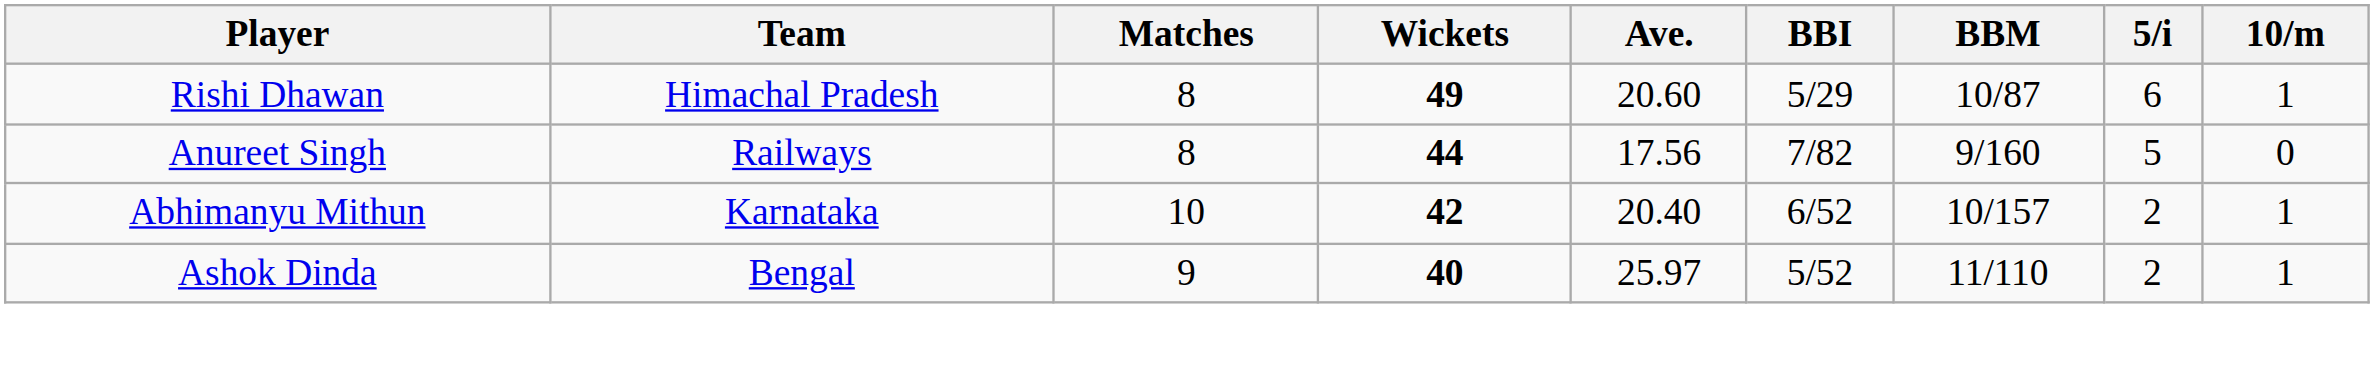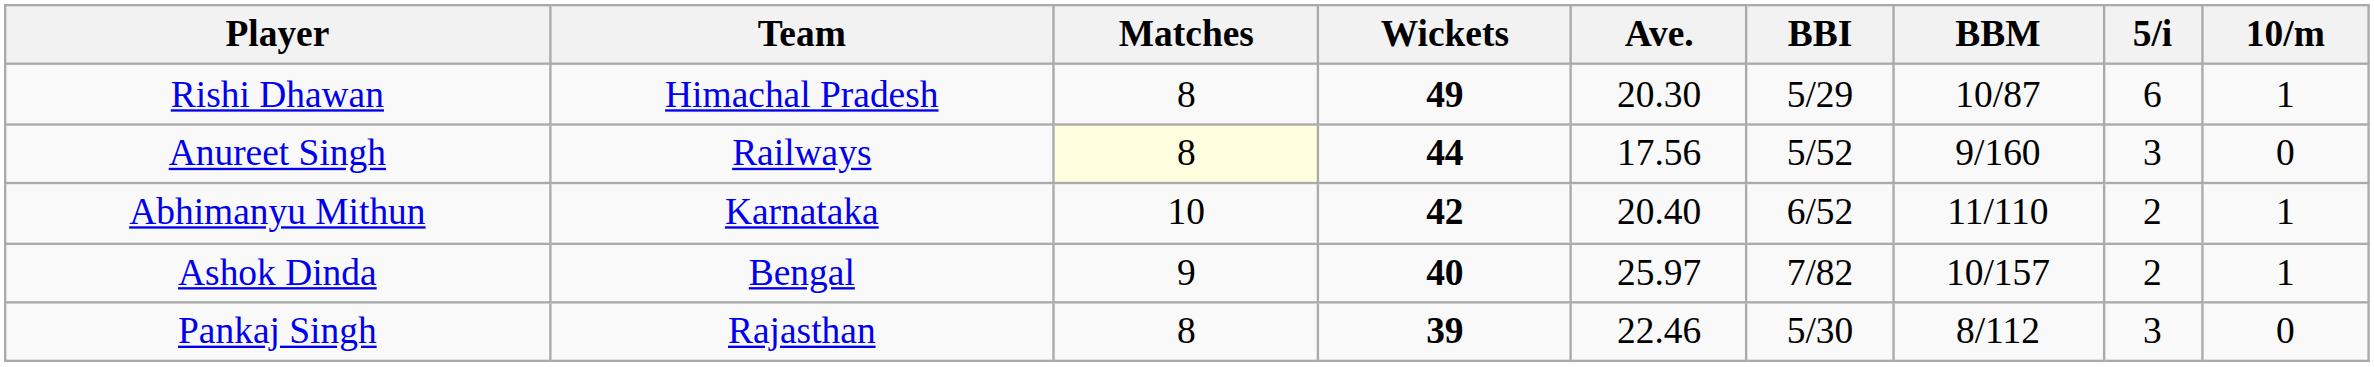(1659, 93) 20.60 -> (1659, 93) 20.30
(1186, 152) no background -> (1186, 152) lightyellow background
(1820, 152) 7/82 -> (1820, 152) 5/52
(2152, 152) 5 -> (2152, 152) 3
(1998, 212) 10/157 -> (1998, 212) 11/110
(1820, 271) 5/52 -> (1820, 271) 7/82
(1998, 271) 11/110 -> (1998, 271) 10/157
+ row: (277, 331)
